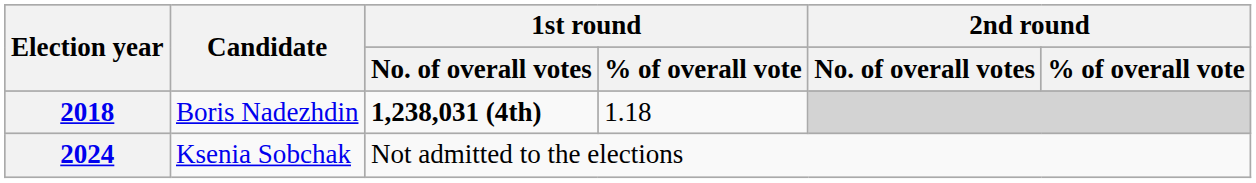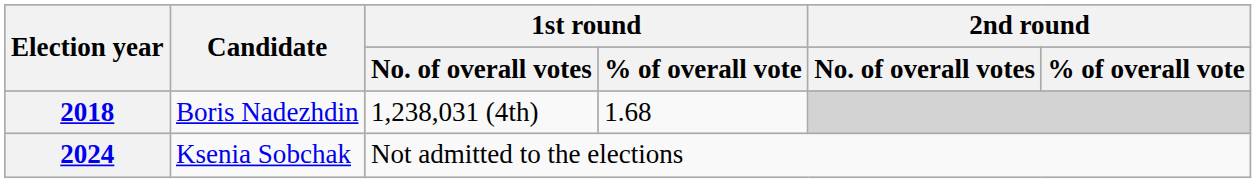(456, 111) bold -> (455, 111) normal
(628, 111) 1.18 -> (628, 111) 1.68
